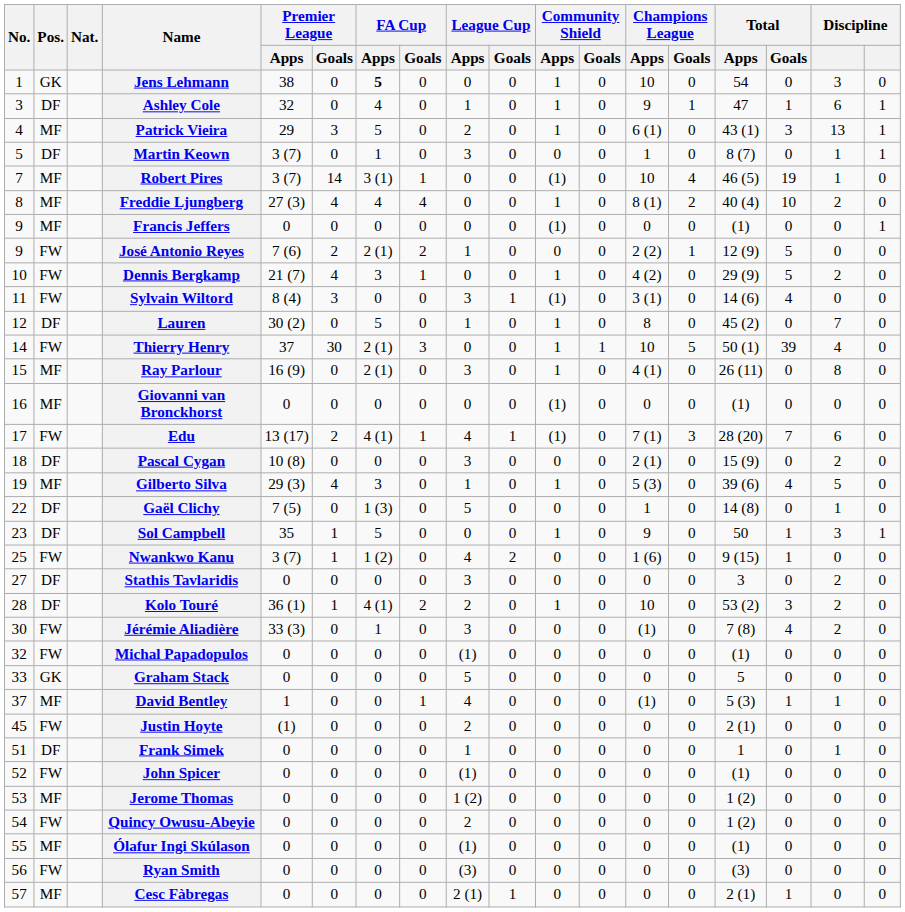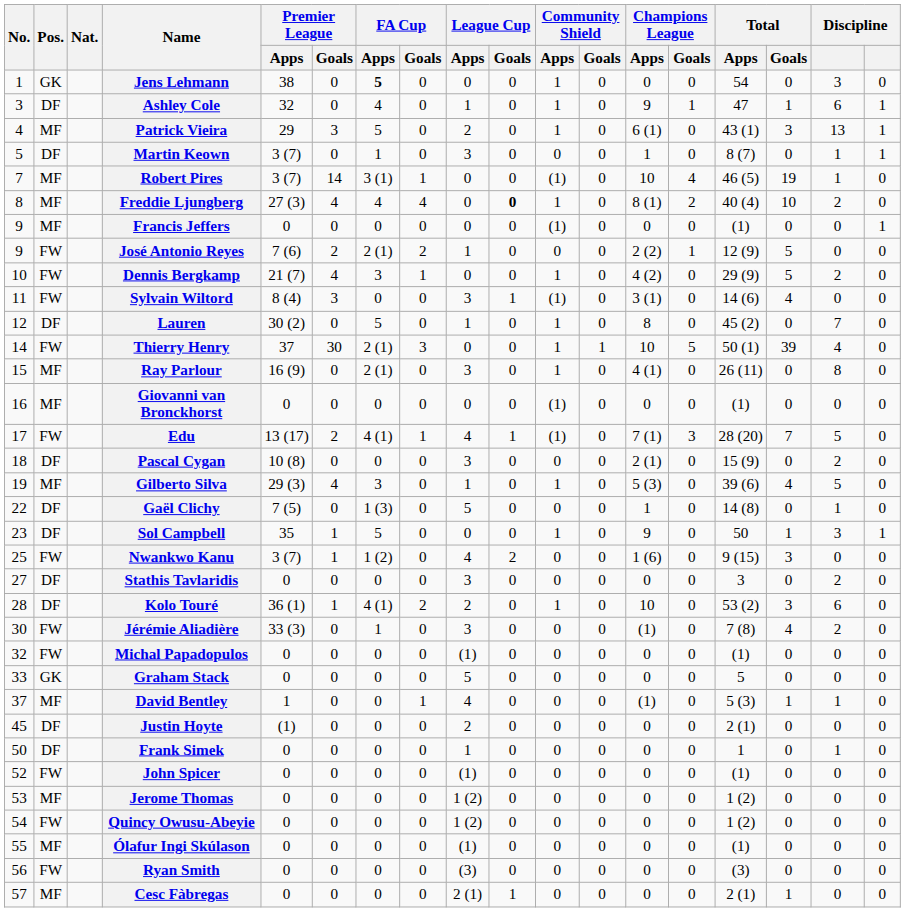(647, 81) 10 -> (647, 81) 0
(512, 202) normal -> (512, 202) bold
(838, 436) 6 -> (838, 436) 5
(788, 556) 1 -> (788, 556) 3
(838, 605) 2 -> (838, 605) 6
(51, 725) FW -> (51, 725) DF
(19, 749) 51 -> (19, 749) 50
(468, 822) 2 -> (468, 822) 1 (2)
